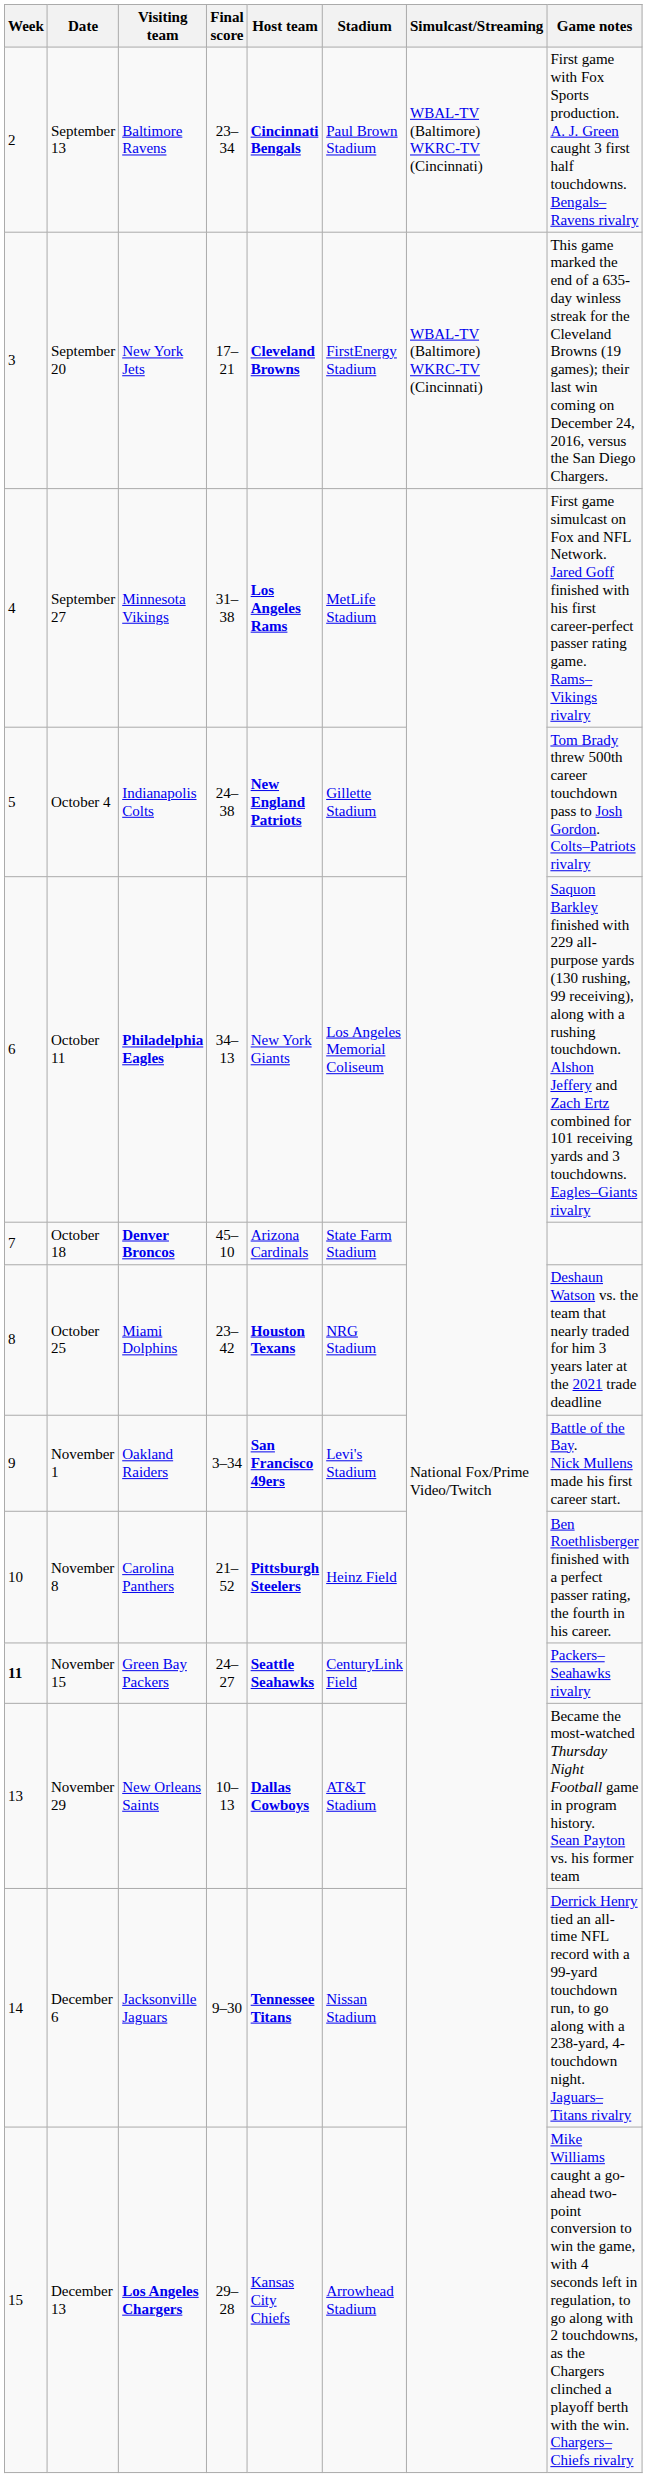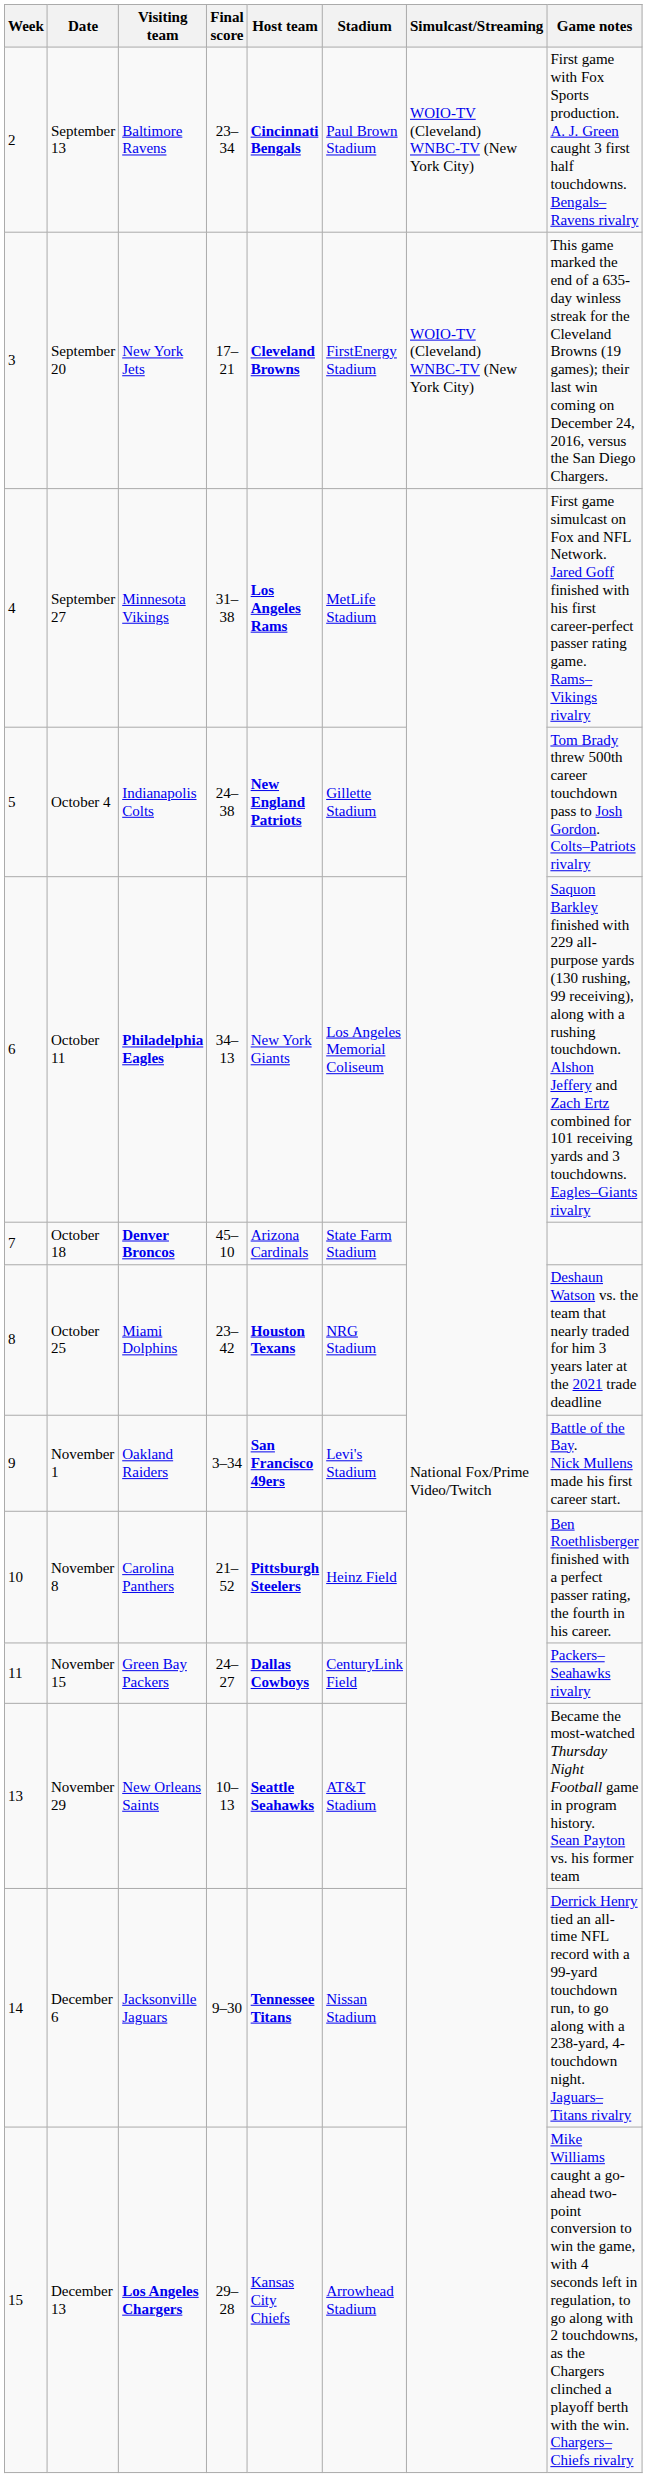(446, 139) WBAL-TV (Baltimore) WKRC-TV (Cincinnati) -> (464, 139) WOIO-TV (Cleveland) WNBC-TV (New York City)
(446, 360) WBAL-TV (Baltimore) WKRC-TV (Cincinnati) -> (464, 360) WOIO-TV (Cleveland) WNBC-TV (New York City)
(15, 1672) bold -> (15, 1672) normal
(282, 1672) Seattle Seahawks -> (280, 1672) Dallas Cowboys
(280, 1795) Dallas Cowboys -> (282, 1795) Seattle Seahawks
